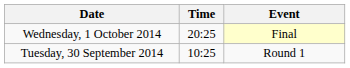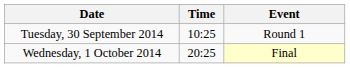rows swapped: (92, 53) <-> (92, 33)
